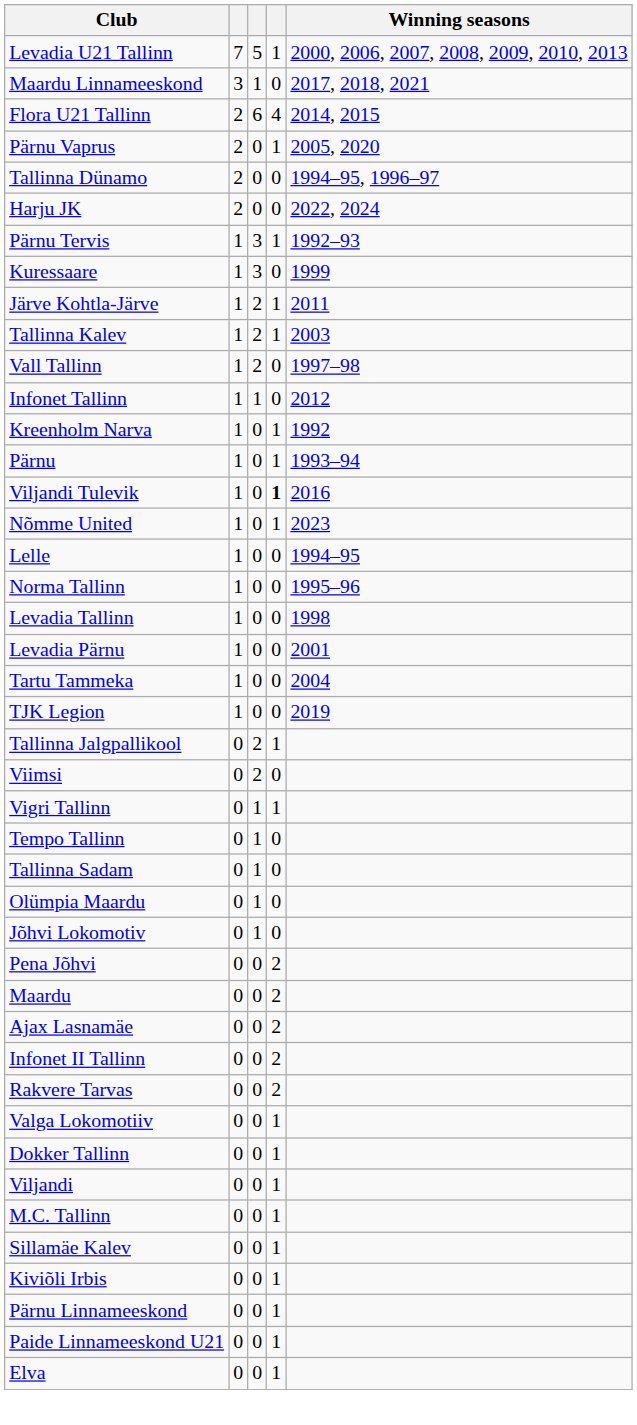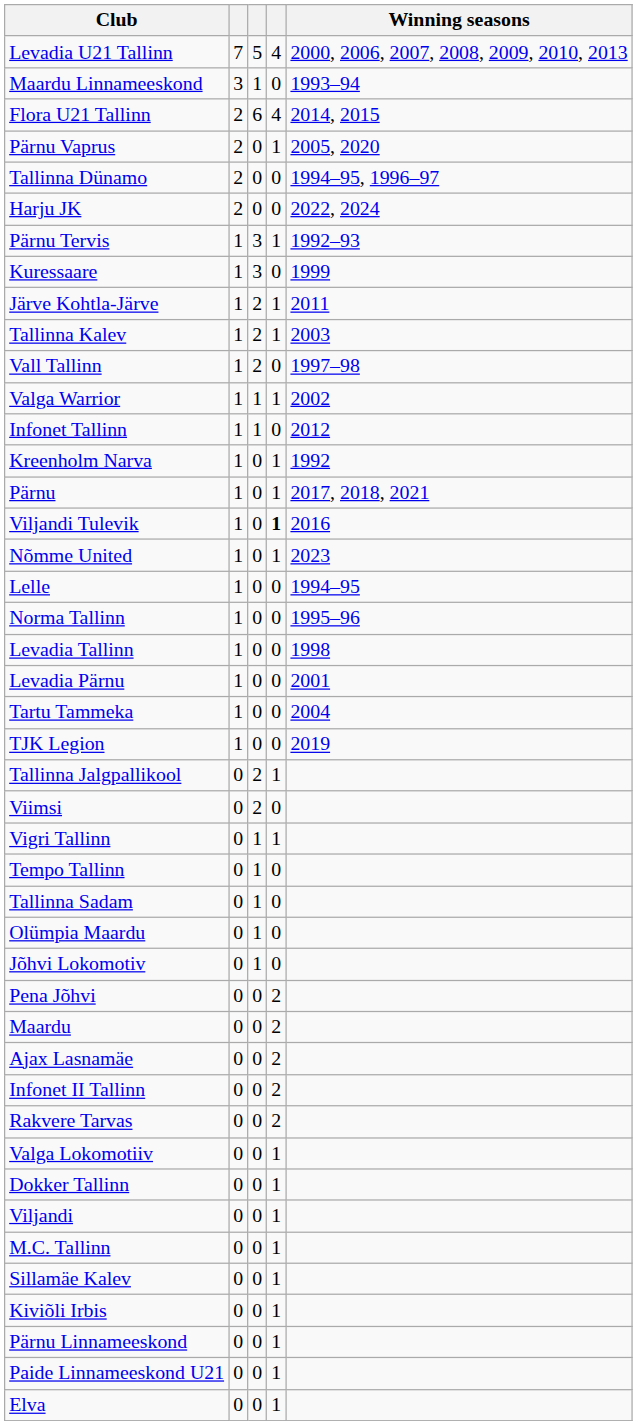(276, 51) 1 -> (276, 51) 4
(360, 83) 2017, 2018, 2021 -> (325, 83) 1993–94
+ row: (65, 397)
(325, 460) 1993–94 -> (360, 492) 2017, 2018, 2021
